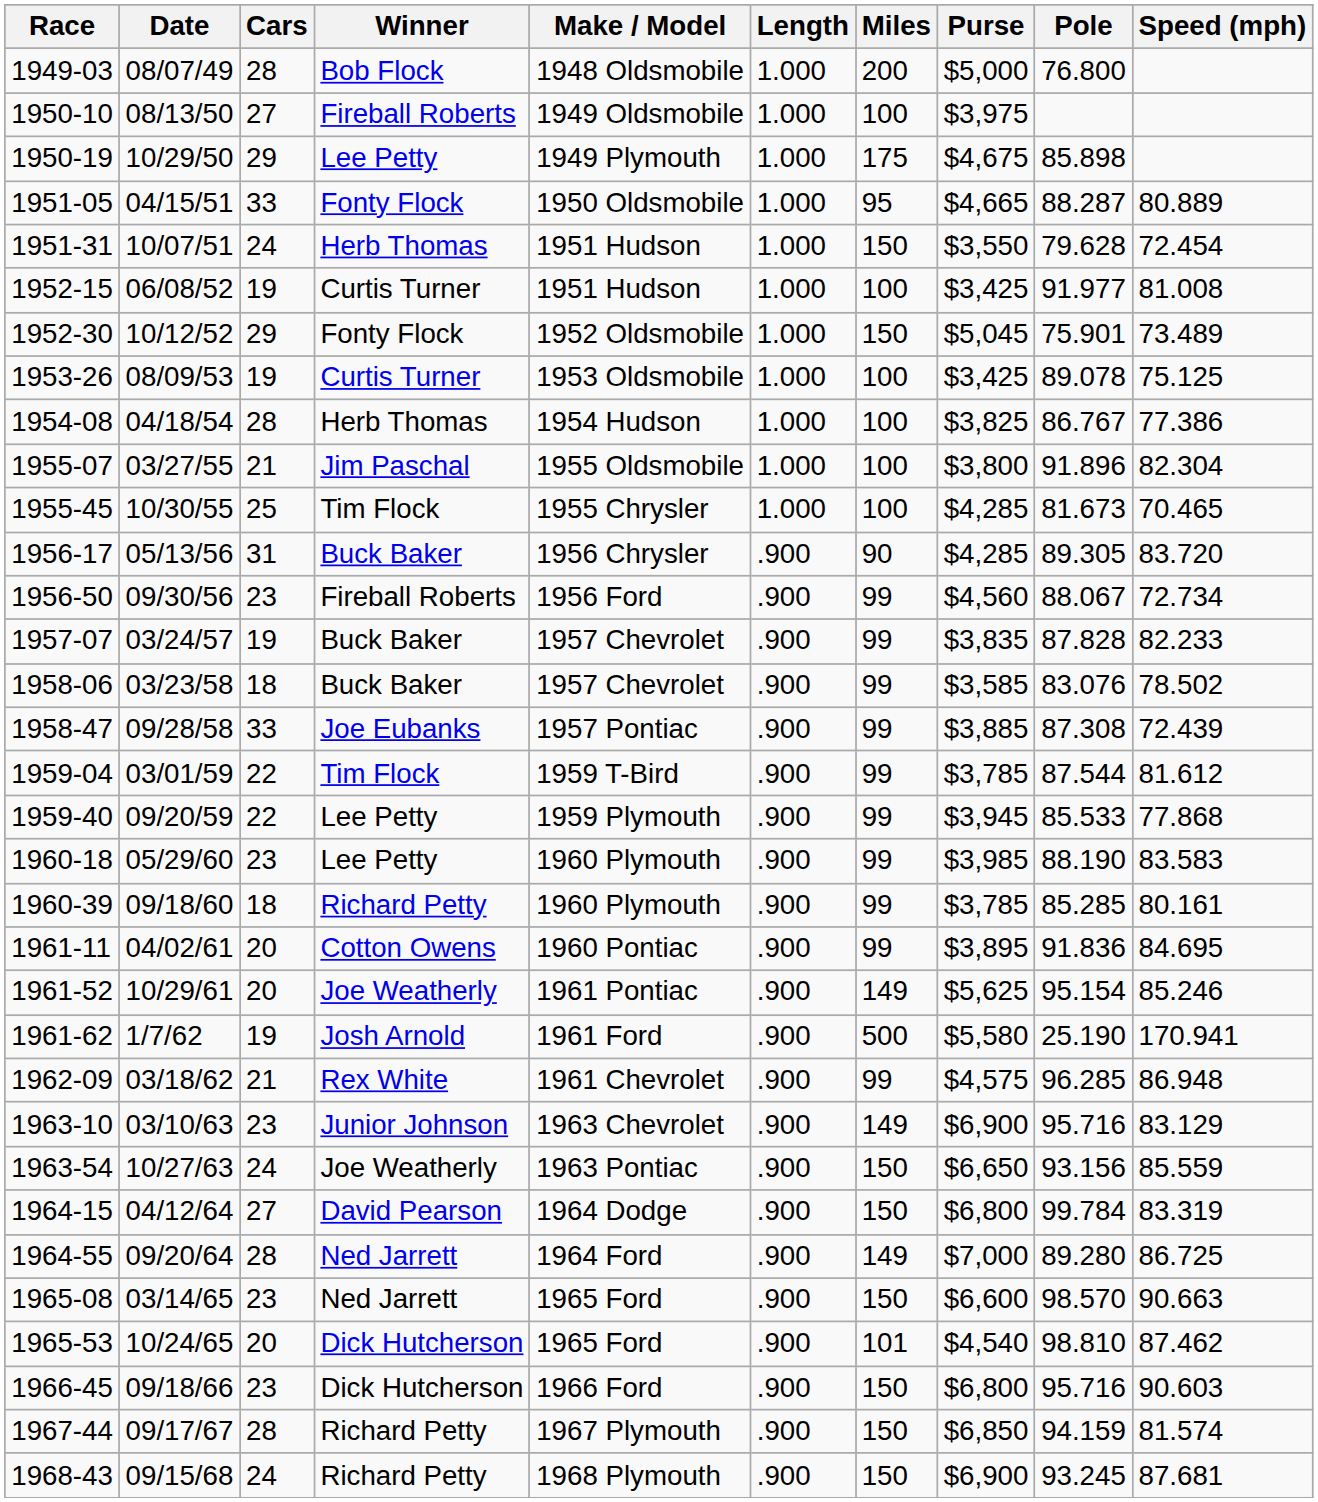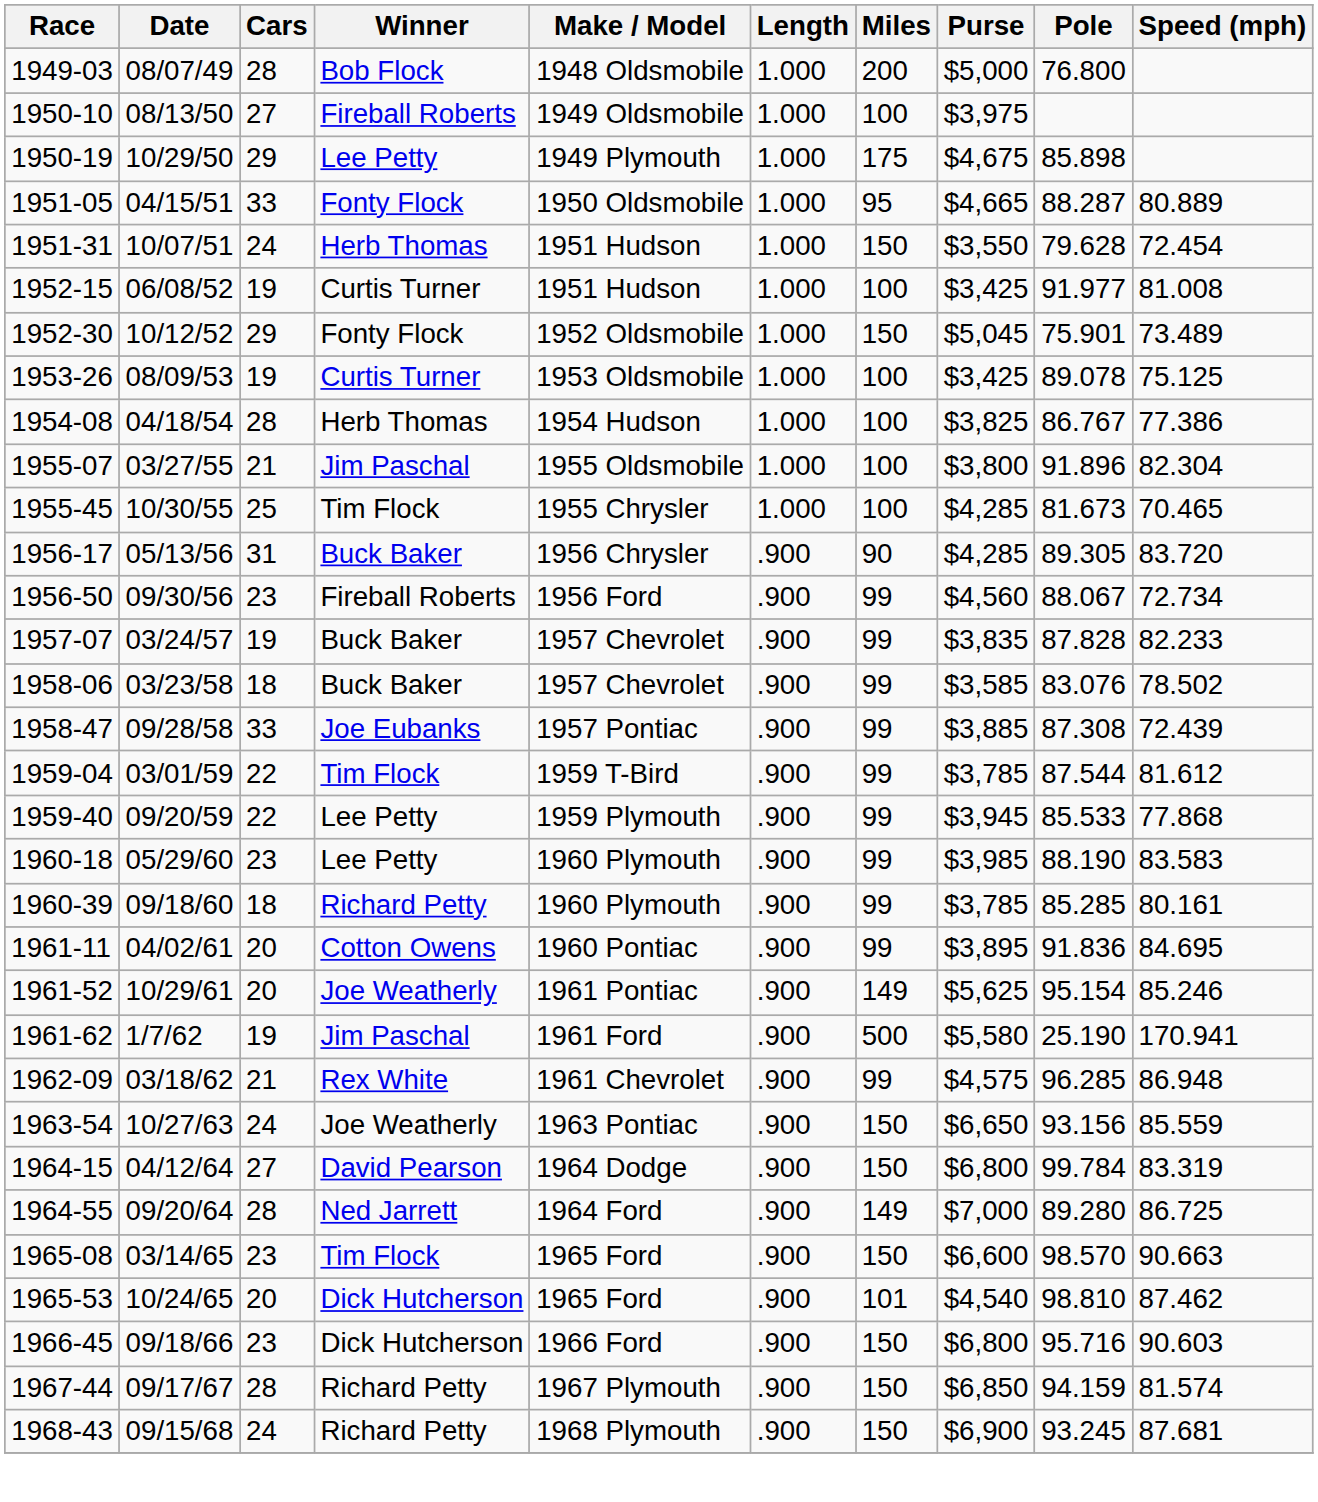(393, 1036) Josh Arnold -> (395, 1036) Jim Paschal
- row: (62, 1123)
(389, 1299) Ned Jarrett -> (380, 1255) Tim Flock
